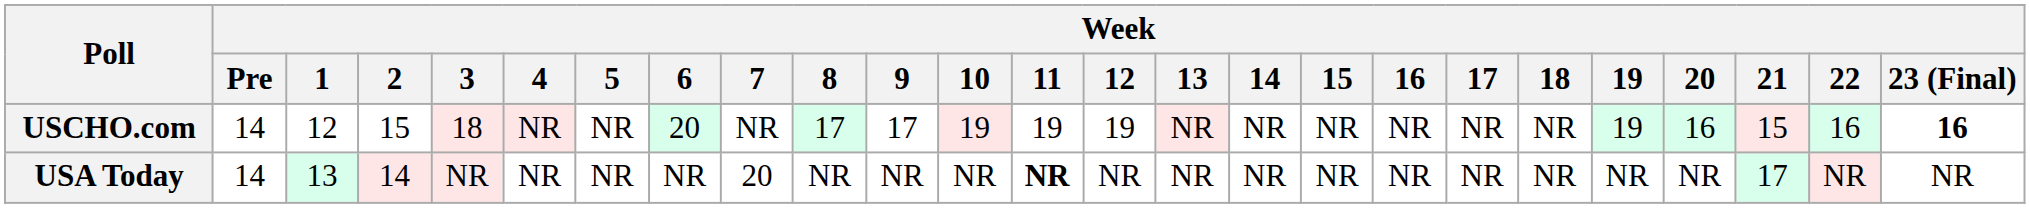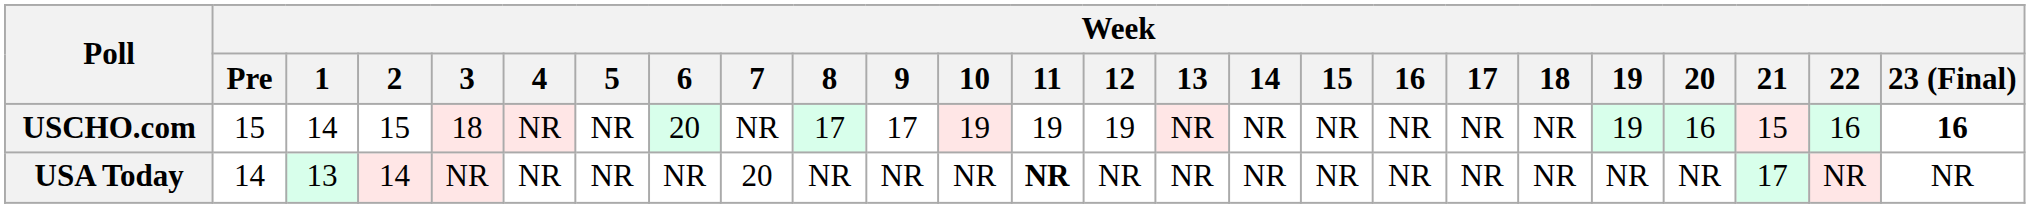(250, 127) 14 -> (250, 127) 15
(322, 127) 12 -> (322, 127) 14
